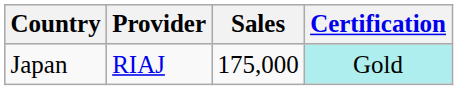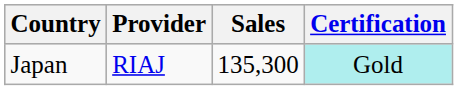(258, 63) 175,000 -> (258, 63) 135,300
